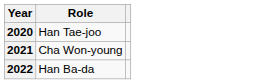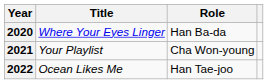+ column: (102, 13)
(70, 32) Han Tae-joo -> (198, 32) Han Ba-da
(66, 69) Han Ba-da -> (202, 69) Han Tae-joo
